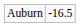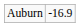(60, 13) -16.5 -> (60, 13) -16.9
